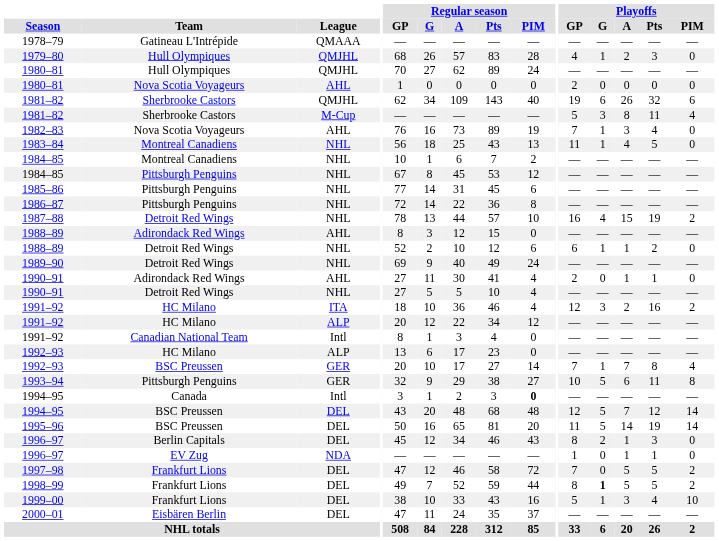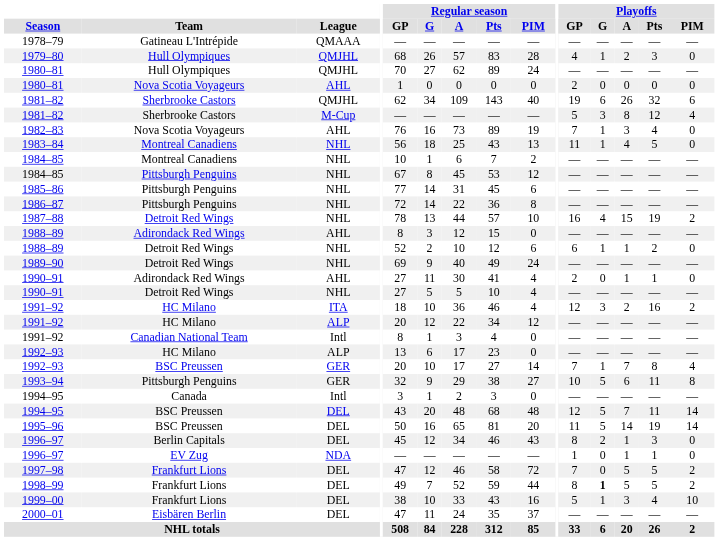(654, 115) 11 -> (654, 115) 12
(533, 396) bold -> (533, 396) normal
(654, 411) 12 -> (654, 411) 11
